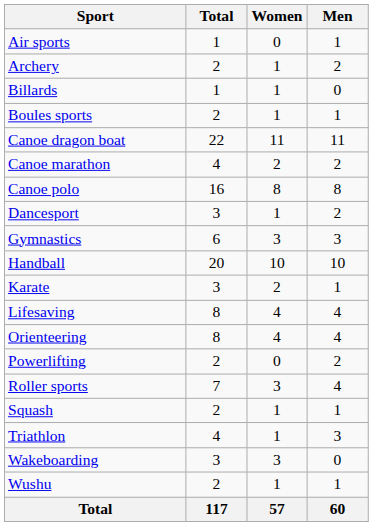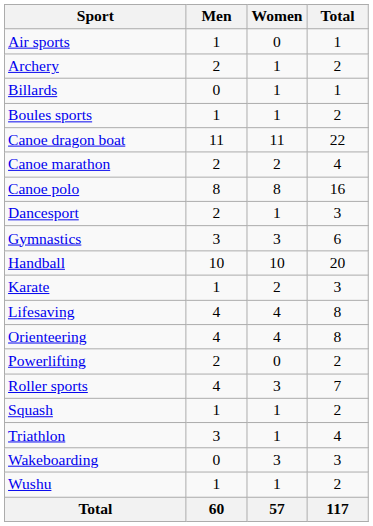columns swapped: (337, 16) <-> (216, 16)
